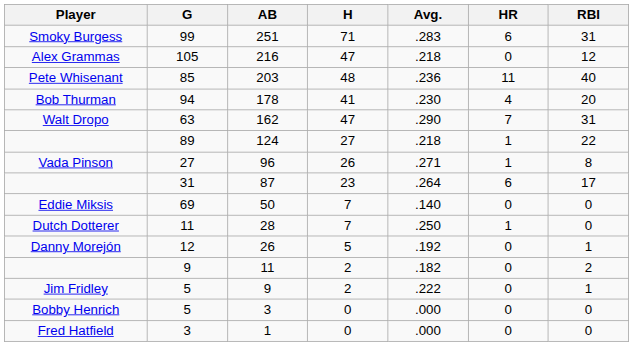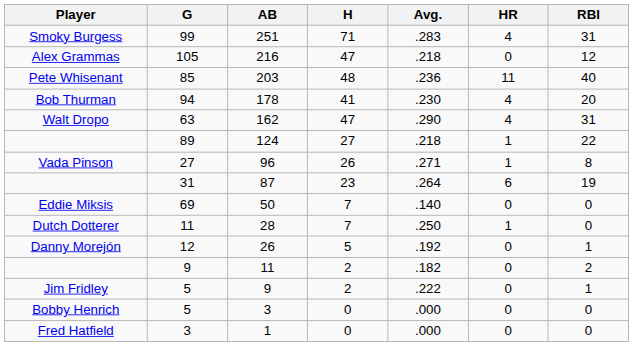(508, 36) 6 -> (508, 36) 4
(508, 120) 7 -> (508, 120) 4
(588, 183) 17 -> (588, 183) 19
